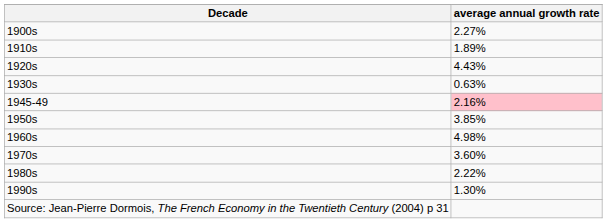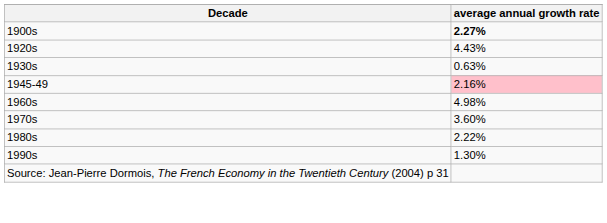(470, 31) normal -> (470, 31) bold
- row: (22, 48)
- row: (22, 119)
